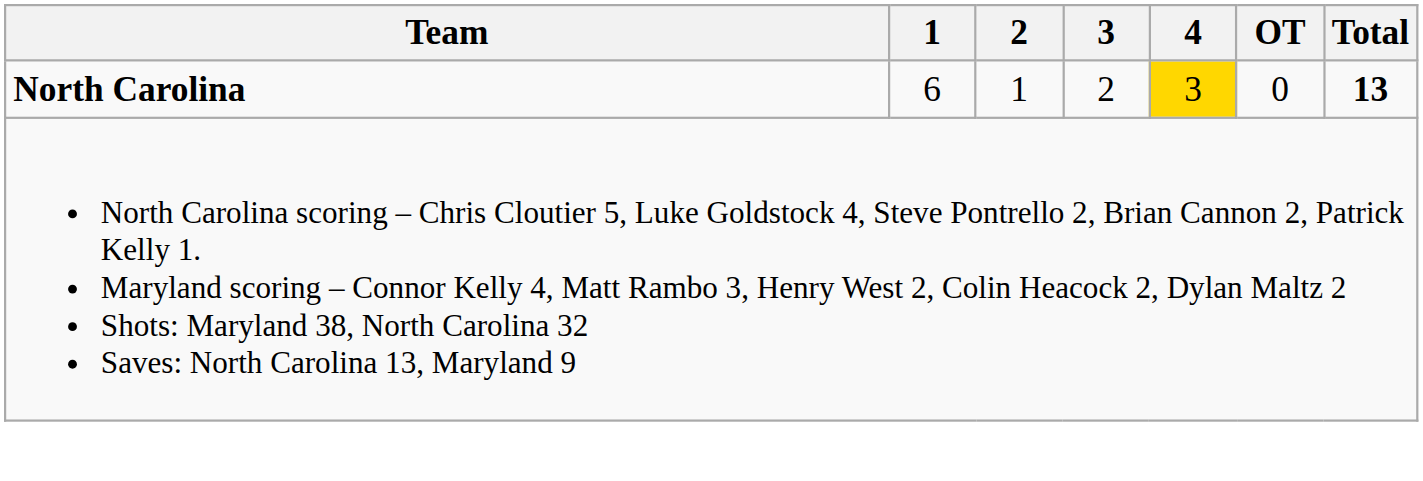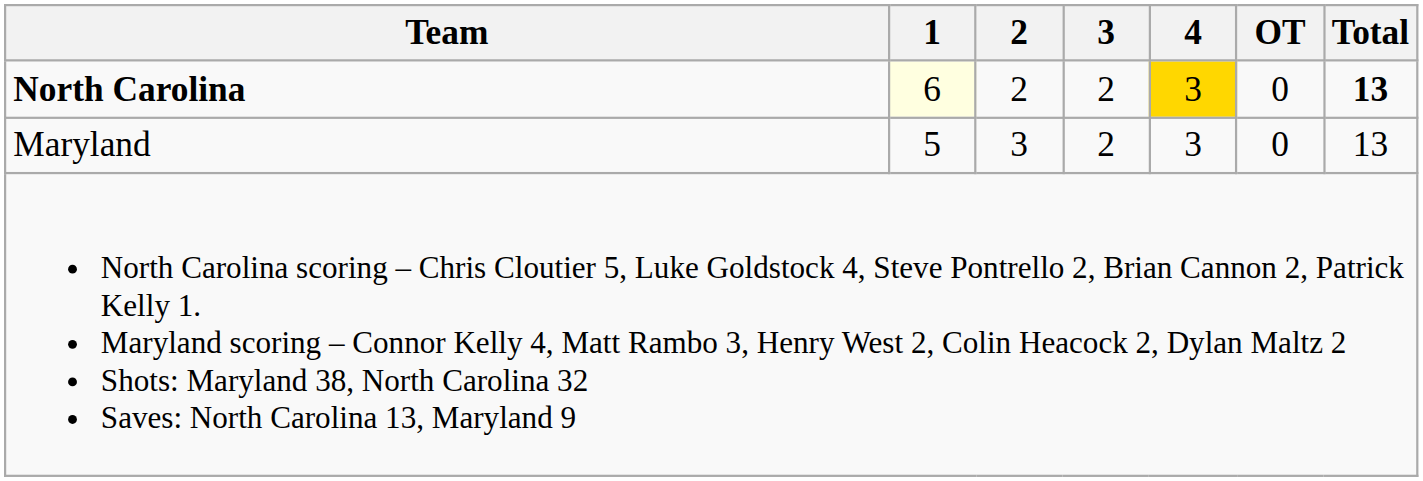(932, 88) no background -> (932, 88) lightyellow background
(1019, 88) 1 -> (1019, 88) 2
+ row: (82, 144)
